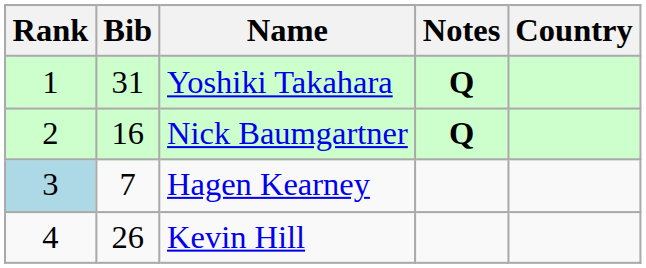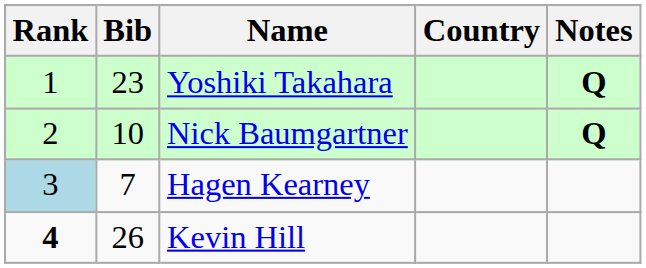columns swapped: (574, 30) <-> (462, 30)
(128, 81) 31 -> (128, 81) 23
(128, 133) 16 -> (128, 133) 10
(50, 236) normal -> (50, 236) bold
